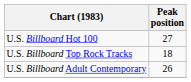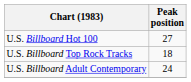(167, 69) 26 -> (167, 69) 24
